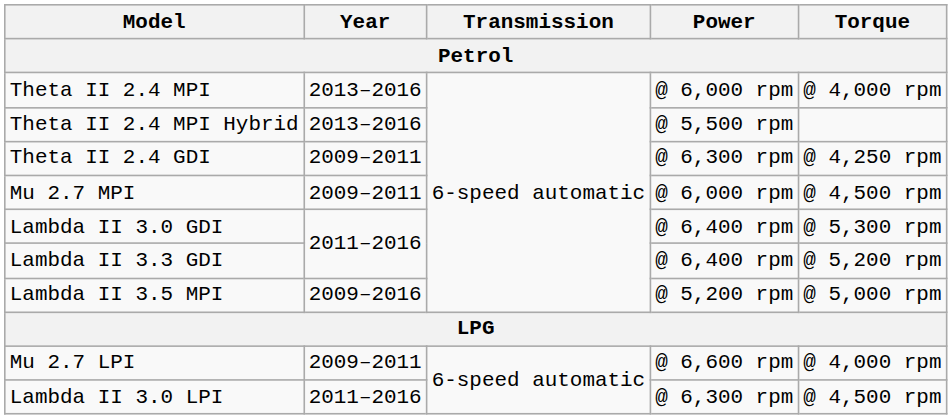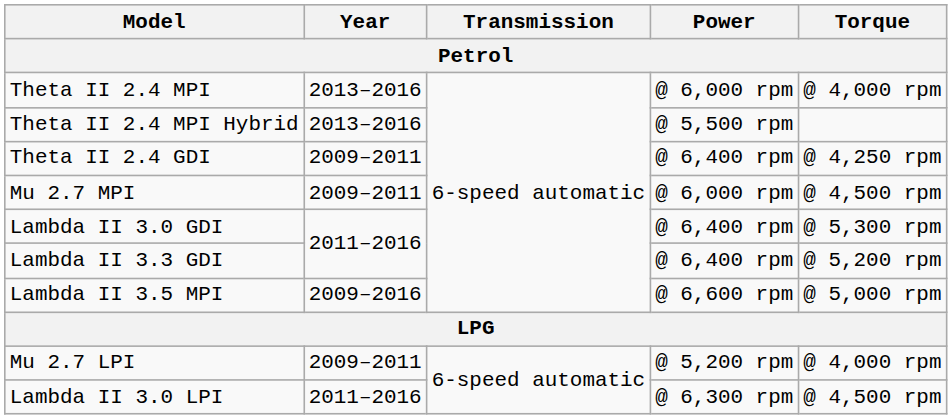(724, 158) @ 6,300 rpm -> (724, 158) @ 6,400 rpm
(724, 295) @ 5,200 rpm -> (724, 295) @ 6,600 rpm
(724, 363) @ 6,600 rpm -> (724, 363) @ 5,200 rpm
